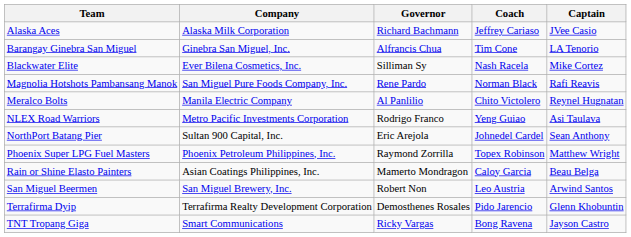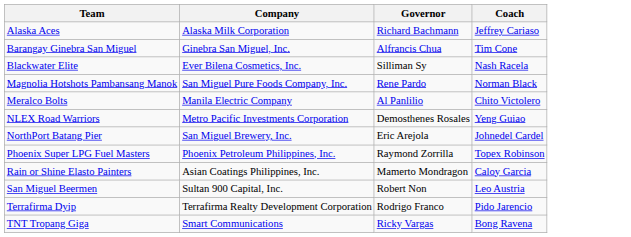- column: (587, 13)
(410, 118) Rodrigo Franco -> (423, 118) Demosthenes Rosales
(232, 136) Sultan 900 Capital, Inc. -> (237, 136) San Miguel Brewery, Inc.
(237, 188) San Miguel Brewery, Inc. -> (232, 188) Sultan 900 Capital, Inc.
(423, 206) Demosthenes Rosales -> (410, 206) Rodrigo Franco
